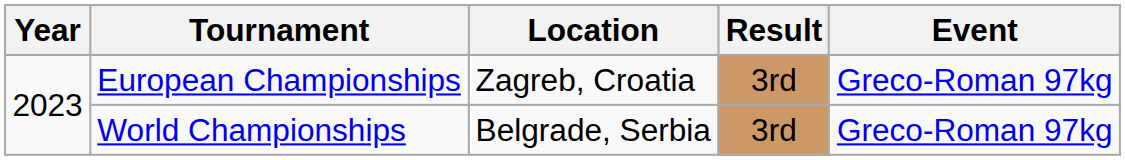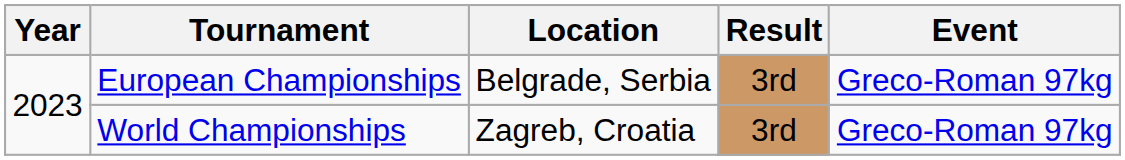(585, 80) Zagreb, Croatia -> (593, 80) Belgrade, Serbia
(593, 130) Belgrade, Serbia -> (585, 130) Zagreb, Croatia
